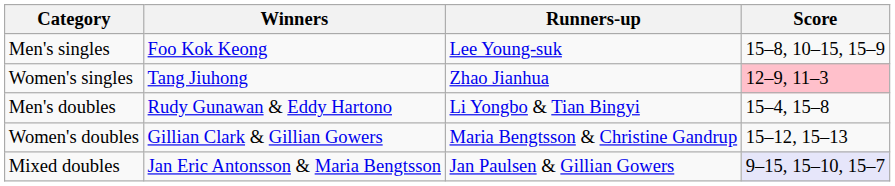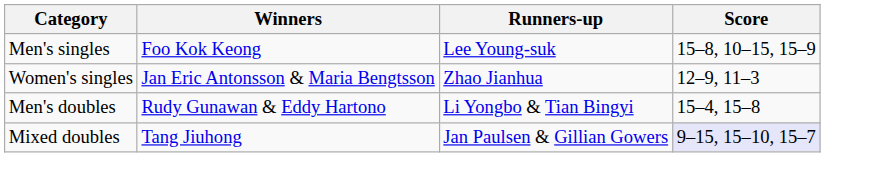(198, 78) Tang Jiuhong -> (288, 78) Jan Eric Antonsson & Maria Bengtsson
(787, 78) pink background -> (718, 78) no background
- row: (74, 136)
(294, 166) Jan Eric Antonsson & Maria Bengtsson -> (192, 136) Tang Jiuhong
